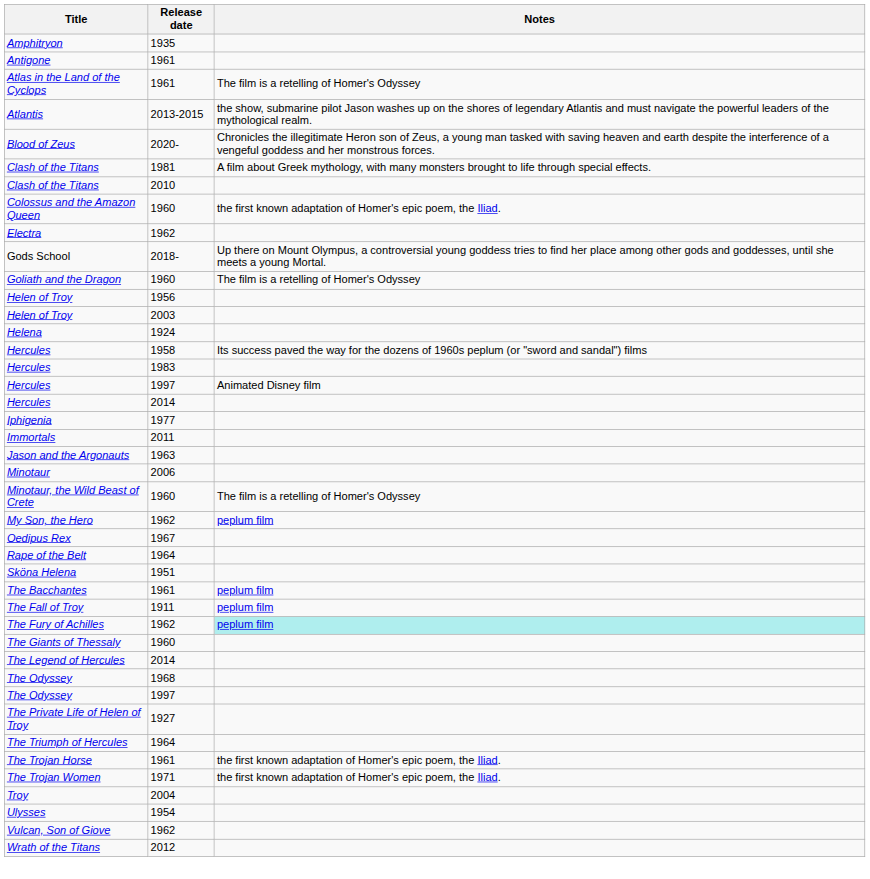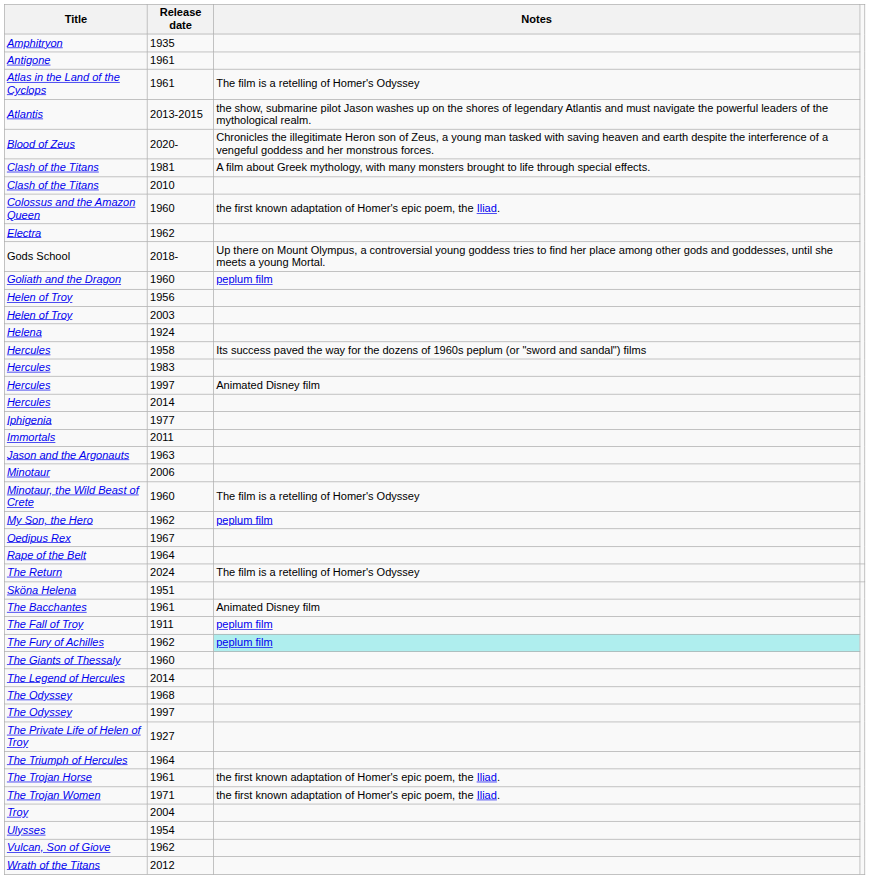(319, 280) The film is a retelling of Homer's Odyssey -> (244, 280) peplum film
+ row: (35, 572)
(245, 590) peplum film -> (268, 607) Animated Disney film
